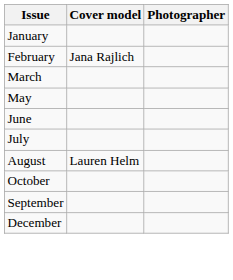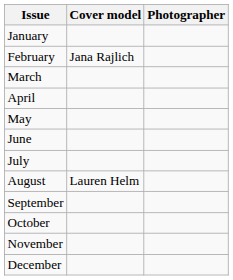+ row: (21, 98)
rows swapped: (35, 202) <-> (29, 181)
+ row: (35, 243)
